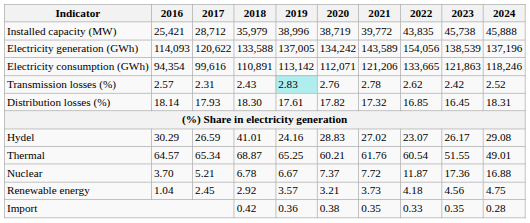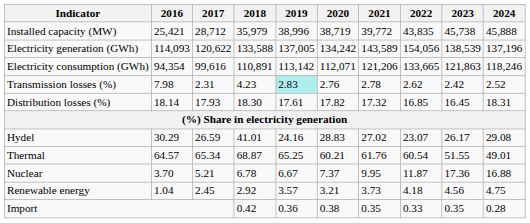(164, 84) 2.57 -> (164, 84) 7.98
(246, 84) 2.43 -> (246, 84) 4.23
(371, 173) 7.72 -> (371, 173) 9.95
